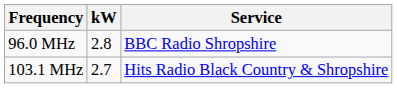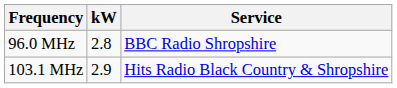(101, 69) 2.7 -> (101, 69) 2.9
